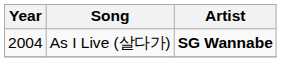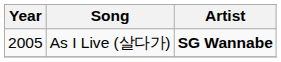(25, 42) 2004 -> (25, 42) 2005
